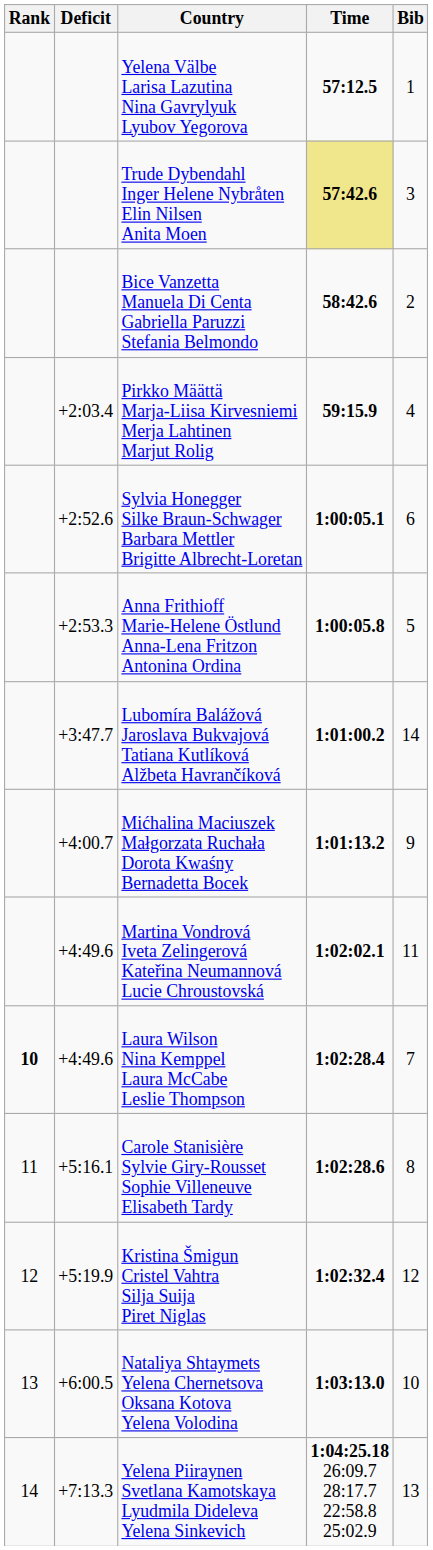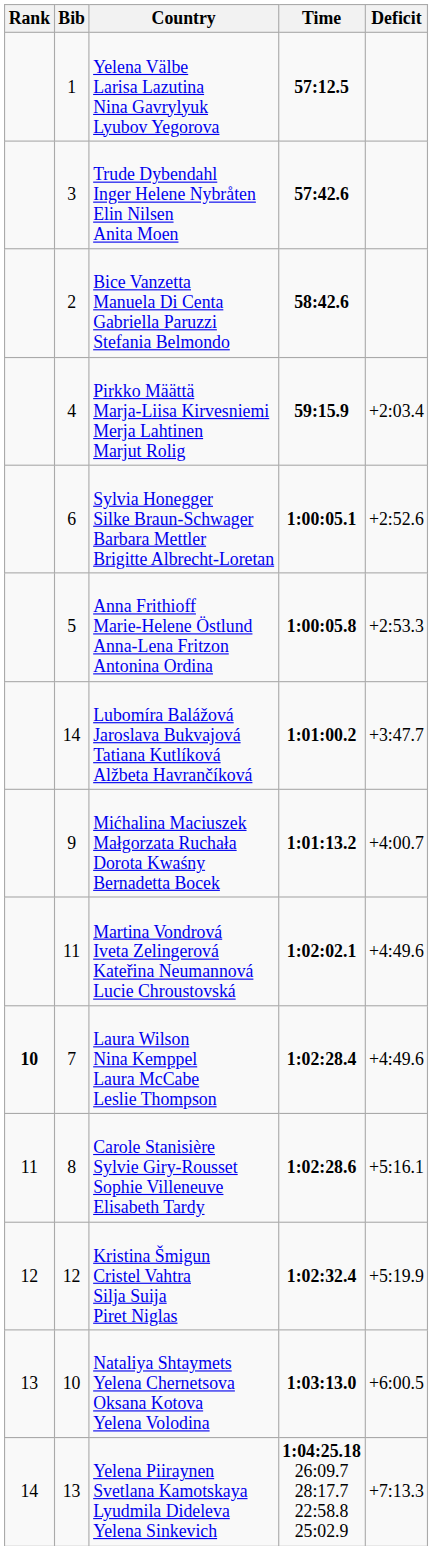columns swapped: (411, 18) <-> (86, 18)
(350, 194) khaki background -> (322, 194) no background
